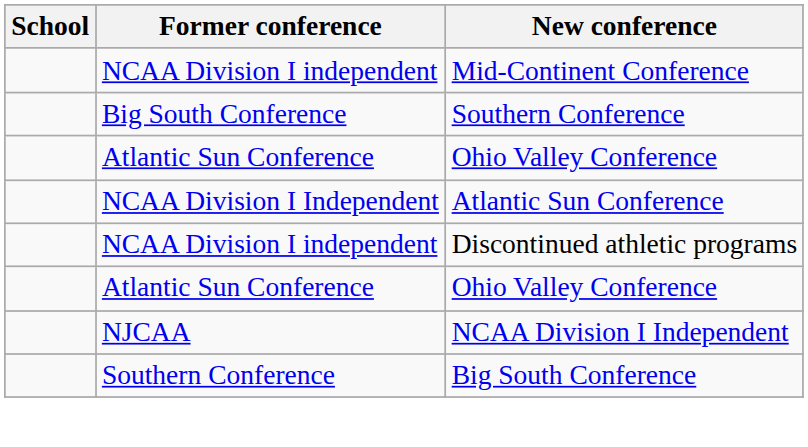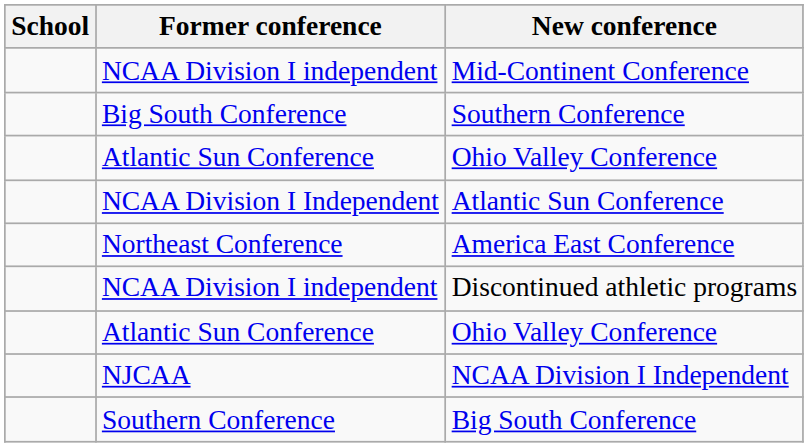+ row: (222, 244)
